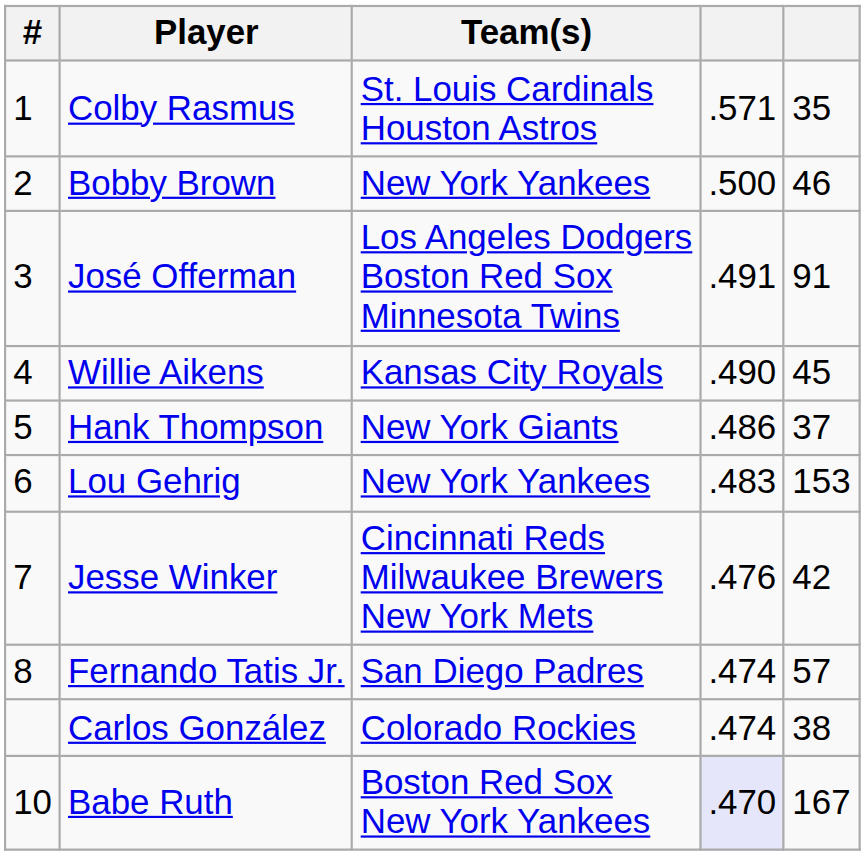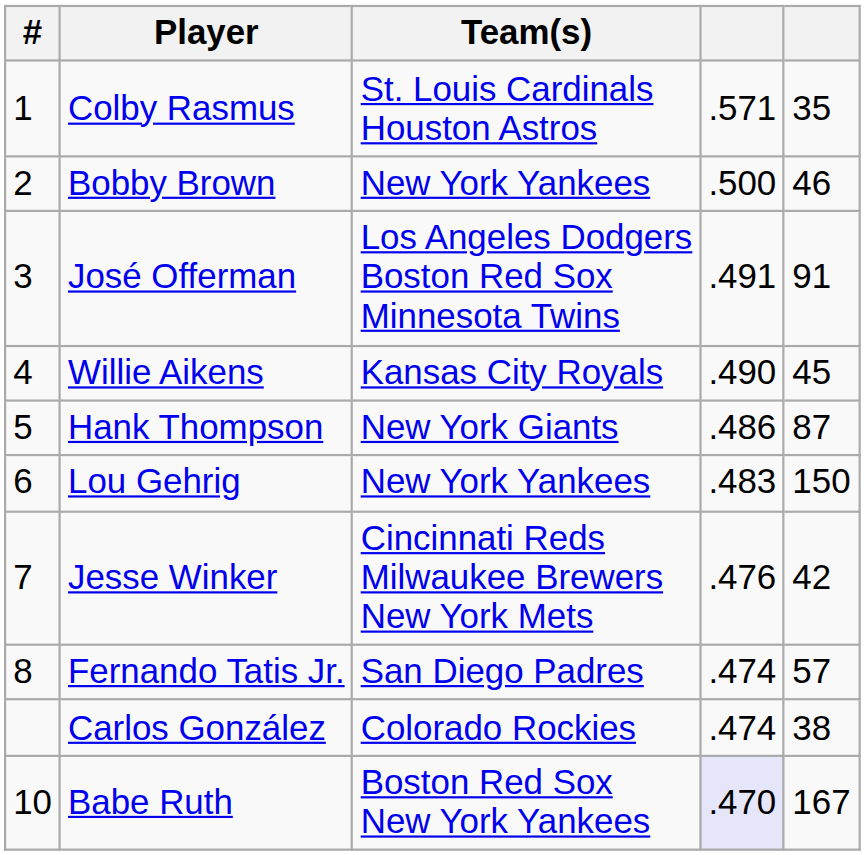(812, 427) 37 -> (812, 427) 87
(821, 482) 153 -> (821, 482) 150
